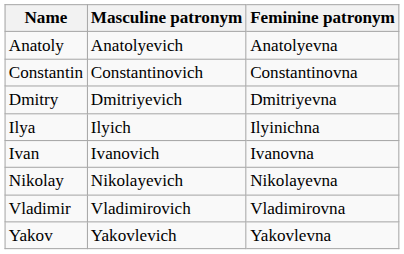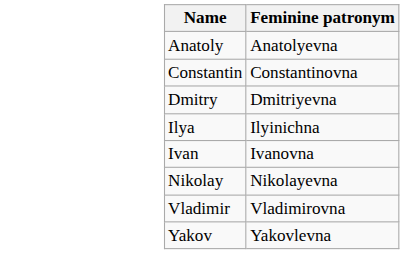- column: (167, 18)
